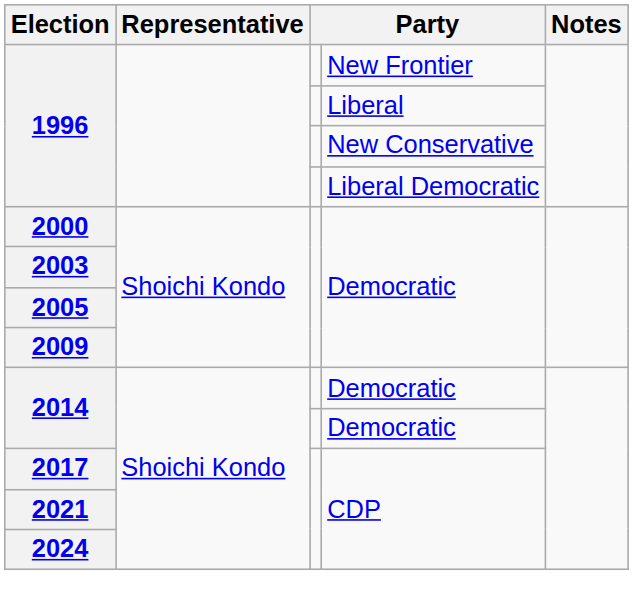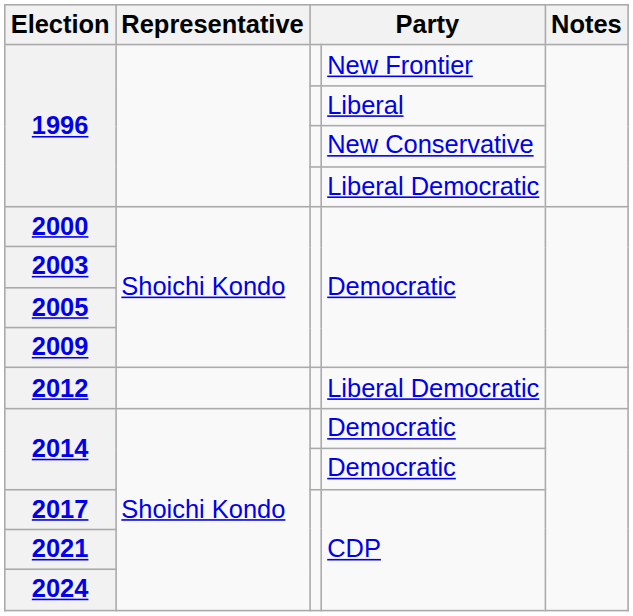+ row: (60, 387)
